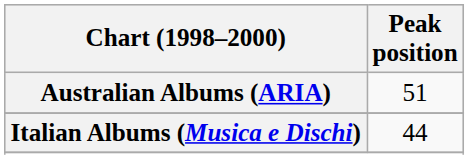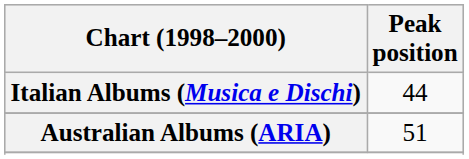rows swapped: (186, 92) <-> (186, 132)
